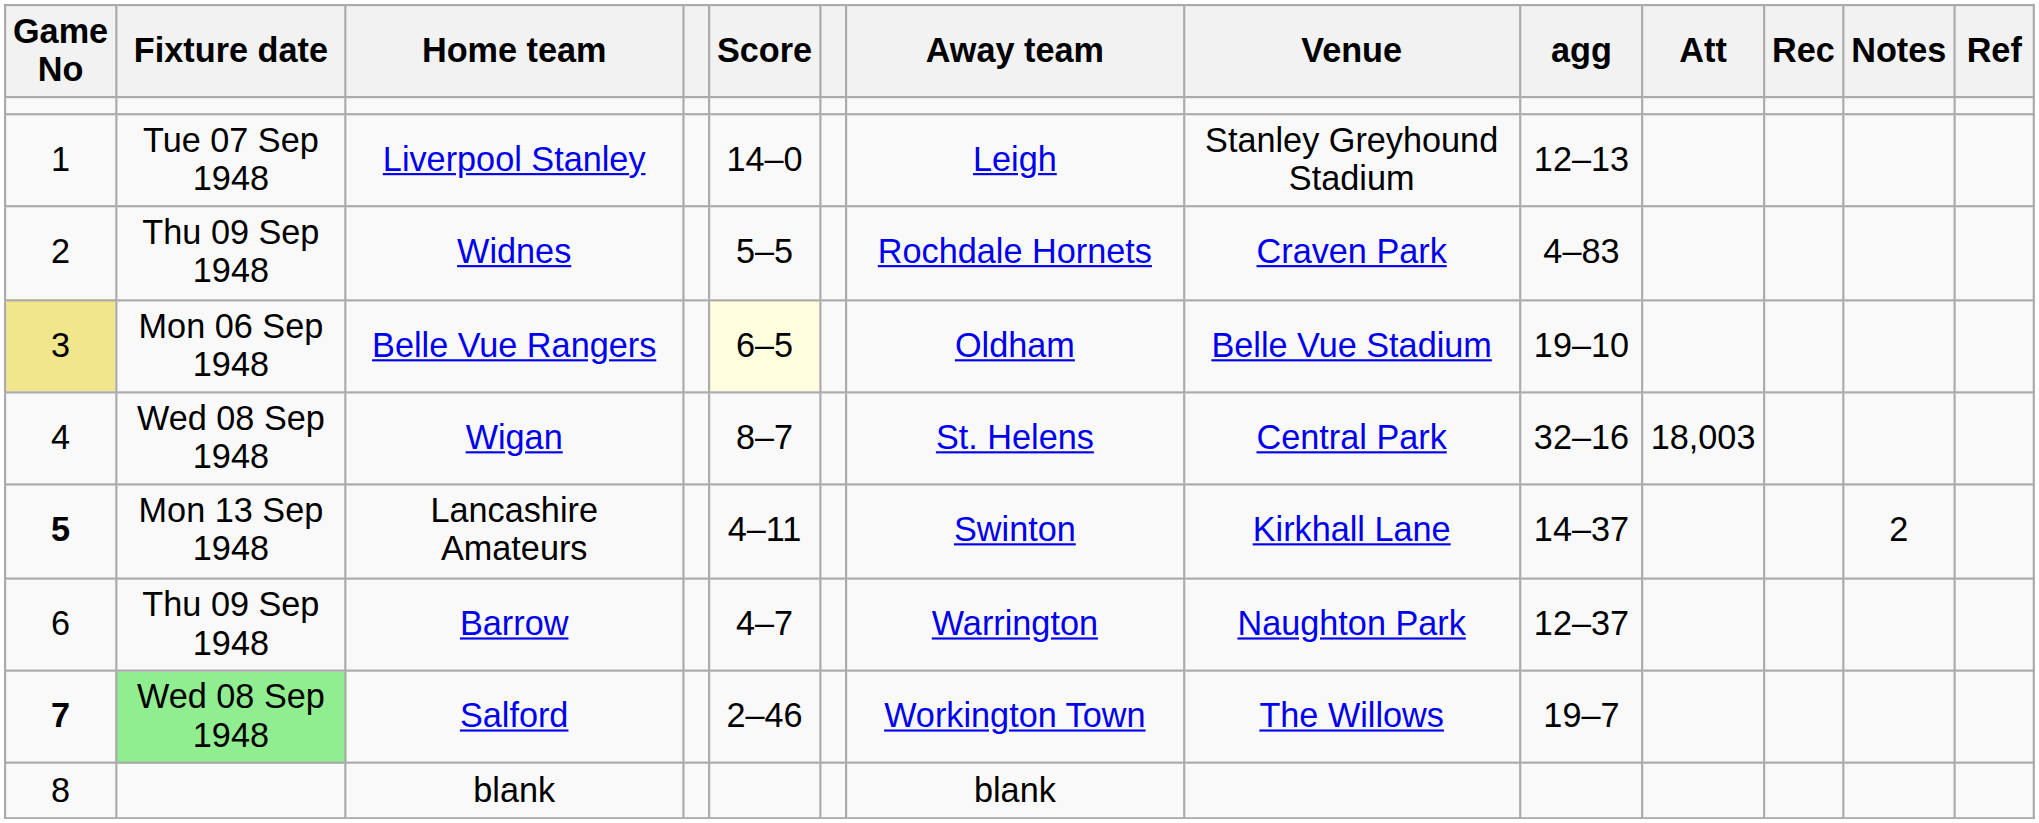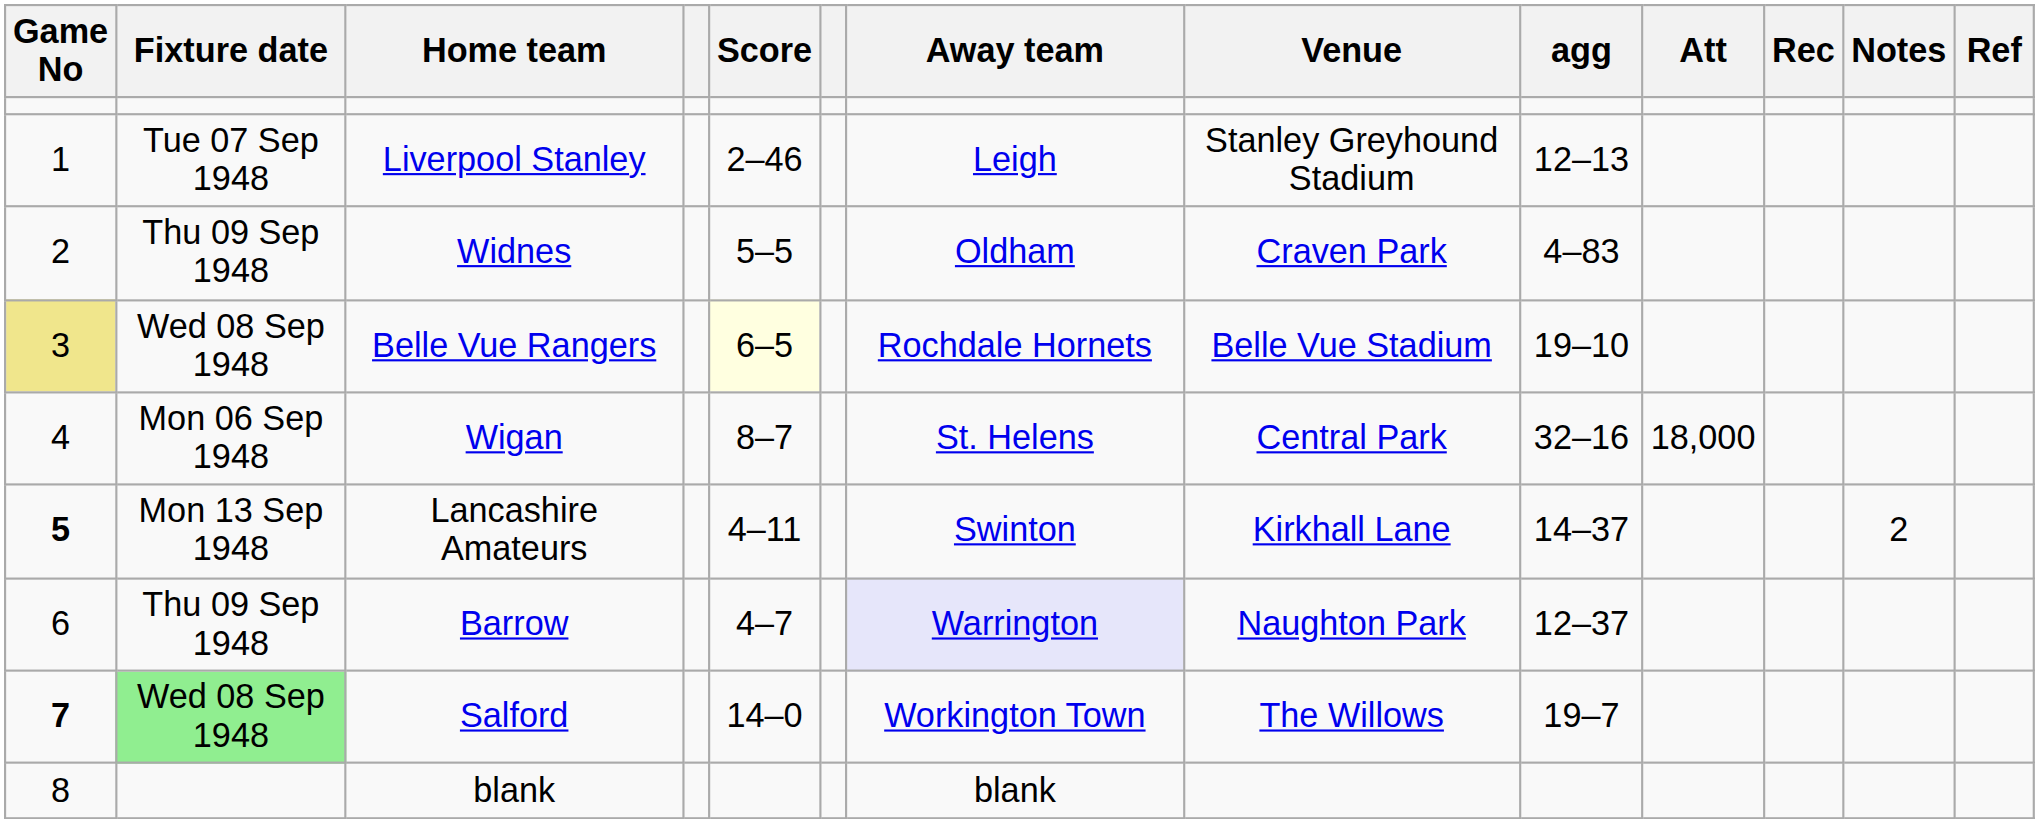(765, 159) 14–0 -> (765, 159) 2–46
(1015, 252) Rochdale Hornets -> (1015, 252) Oldham
(231, 345) Mon 06 Sep 1948 -> (231, 345) Wed 08 Sep 1948
(1015, 345) Oldham -> (1015, 345) Rochdale Hornets
(231, 437) Wed 08 Sep 1948 -> (231, 437) Mon 06 Sep 1948
(1703, 437) 18,003 -> (1703, 437) 18,000
(1015, 623) no background -> (1015, 623) lavender background
(765, 716) 2–46 -> (765, 716) 14–0
